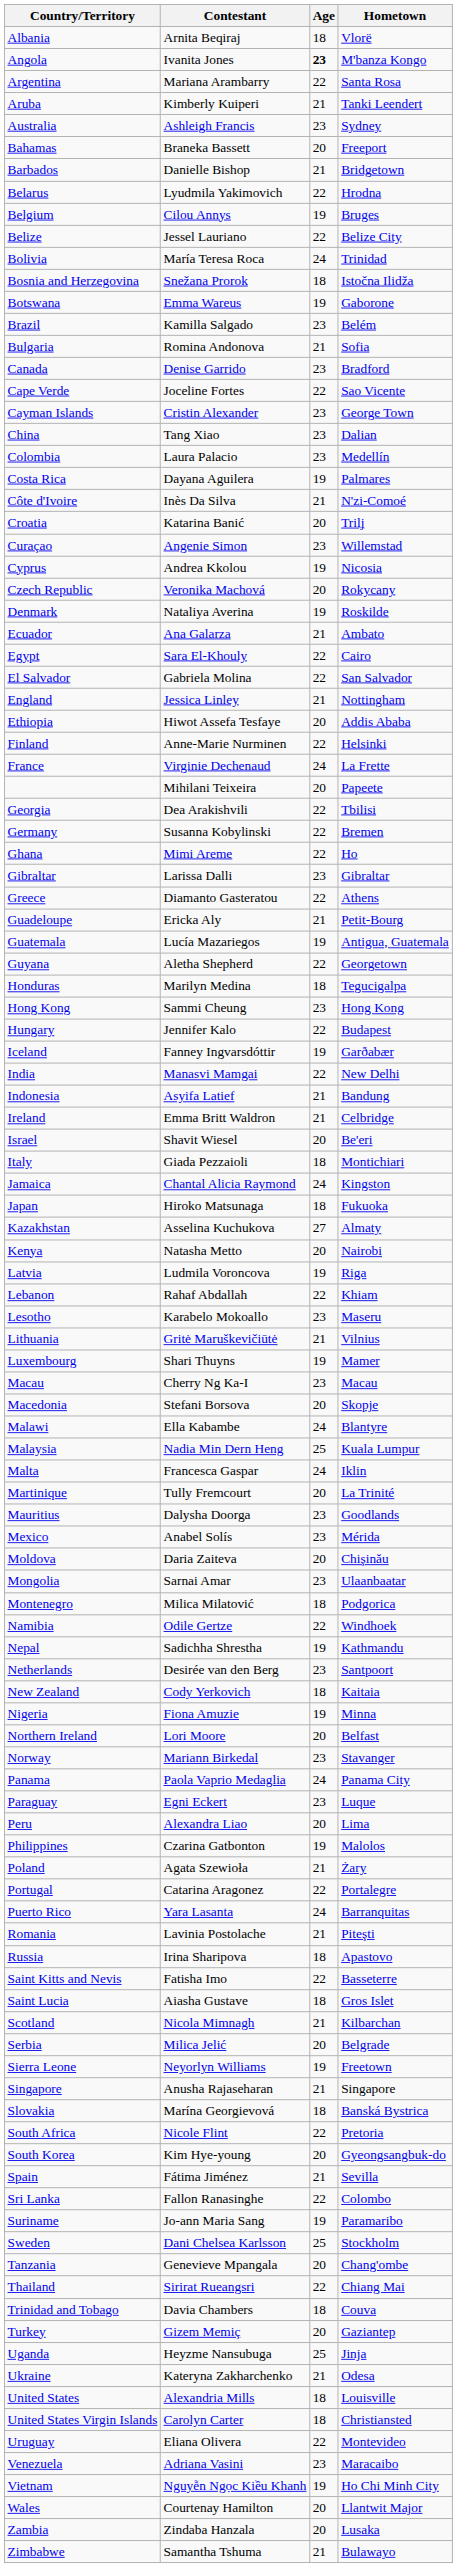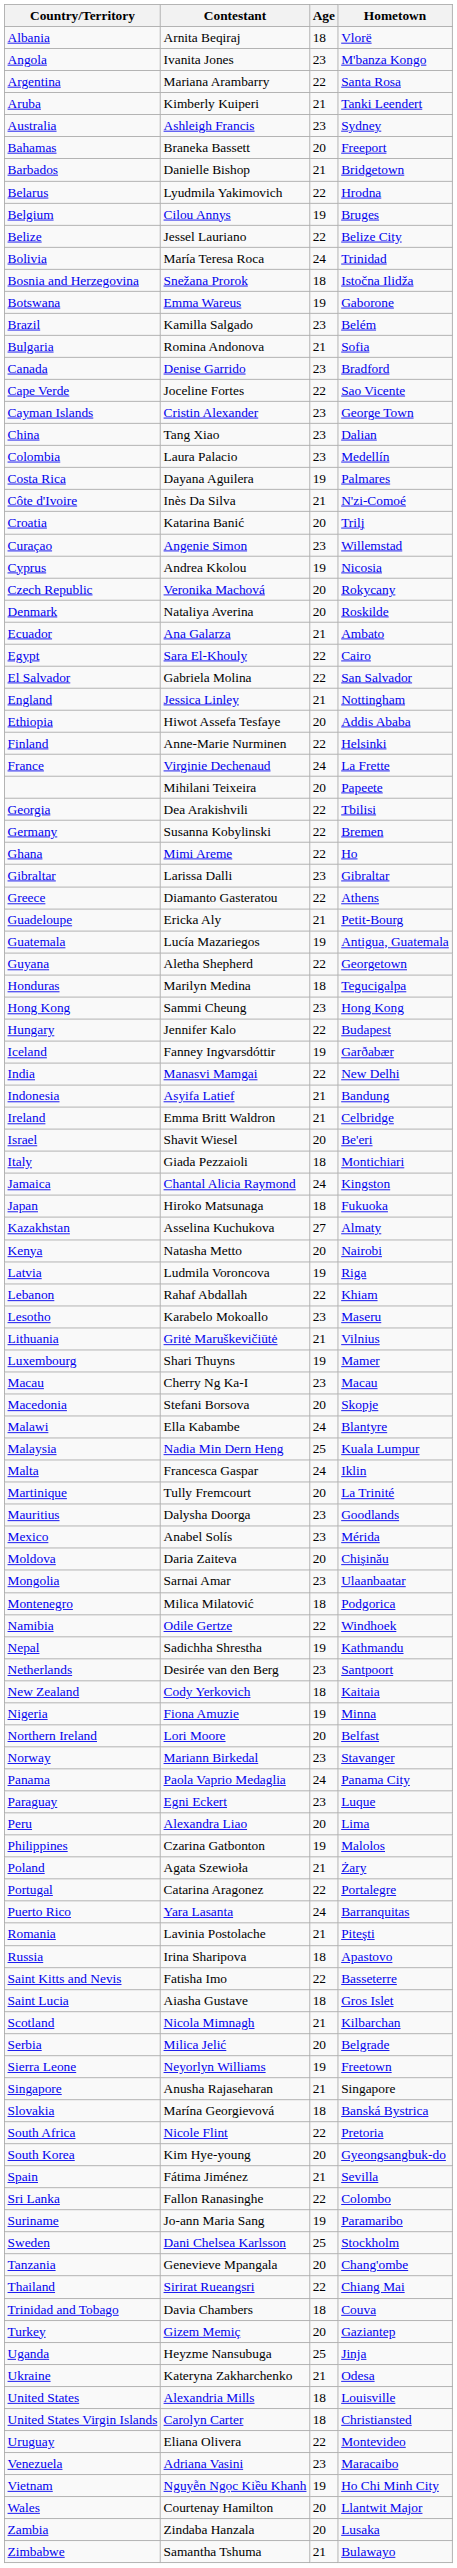(319, 59) bold -> (319, 59) normal
(319, 611) 19 -> (319, 611) 20
